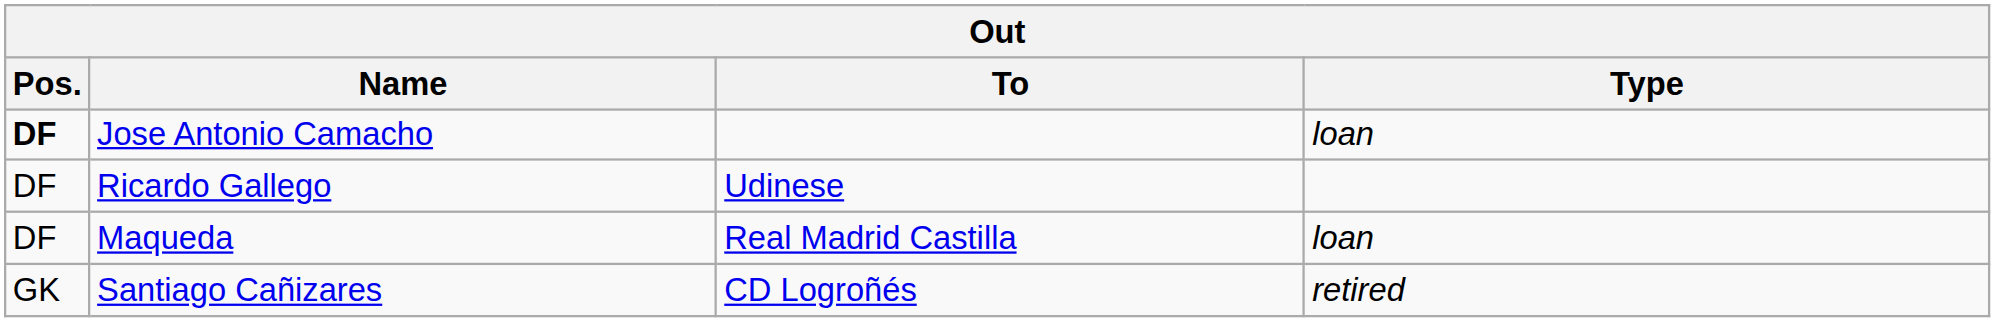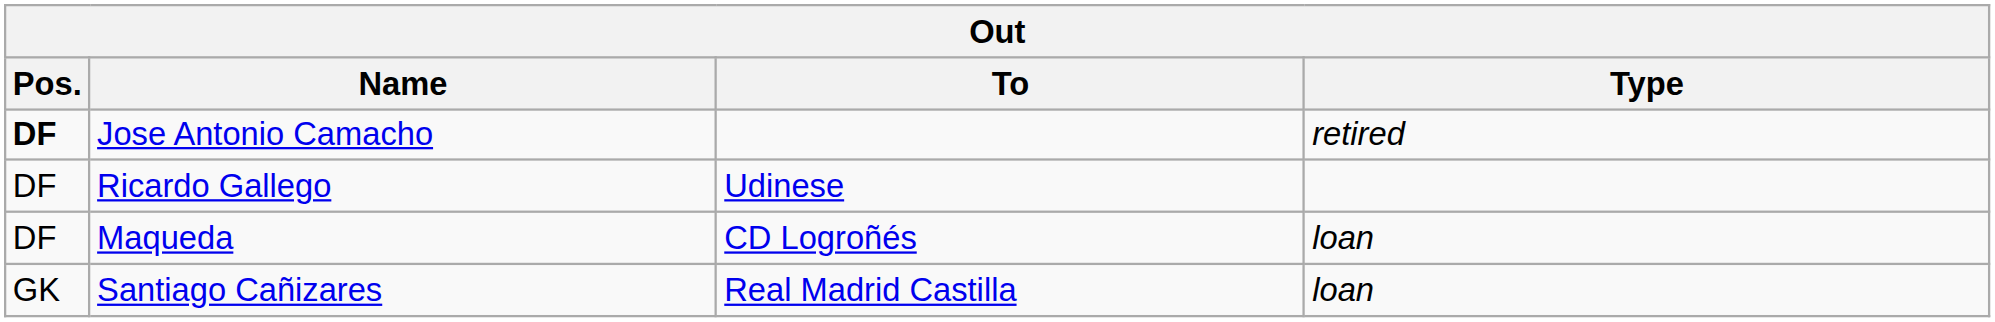(1343, 135) loan -> (1359, 135) retired
(870, 238) Real Madrid Castilla -> (821, 238) CD Logroñés
(821, 290) CD Logroñés -> (870, 290) Real Madrid Castilla
(1359, 290) retired -> (1343, 290) loan
